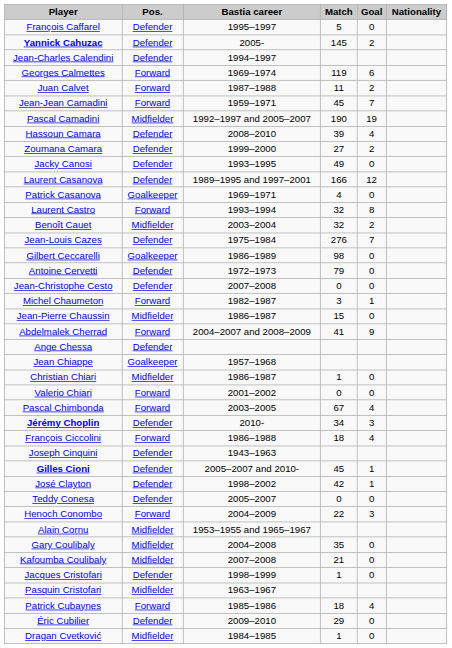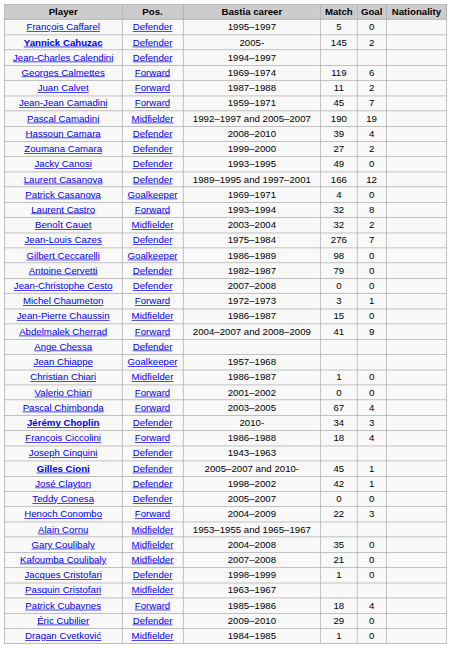(252, 270) 1972–1973 -> (252, 270) 1982–1987
(252, 301) 1982–1987 -> (252, 301) 1972–1973
